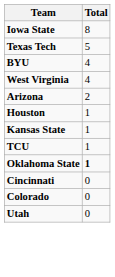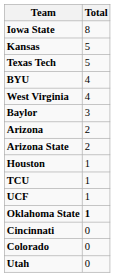+ row: (23, 46)
+ row: (22, 113)
+ row: (38, 146)
- row: (36, 130)
+ row: (18, 197)
